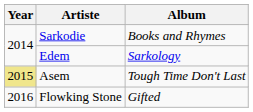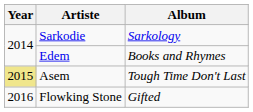(177, 35) Books and Rhymes -> (154, 35) Sarkology
(154, 55) Sarkology -> (177, 55) Books and Rhymes
